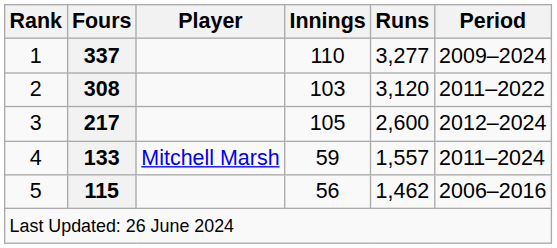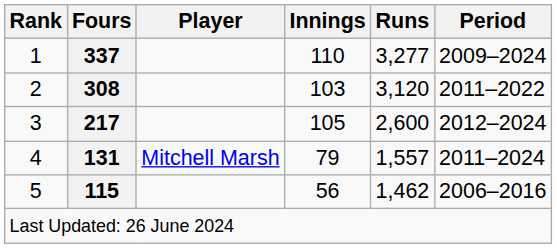(102, 157) 133 -> (102, 157) 131
(328, 157) 59 -> (328, 157) 79
